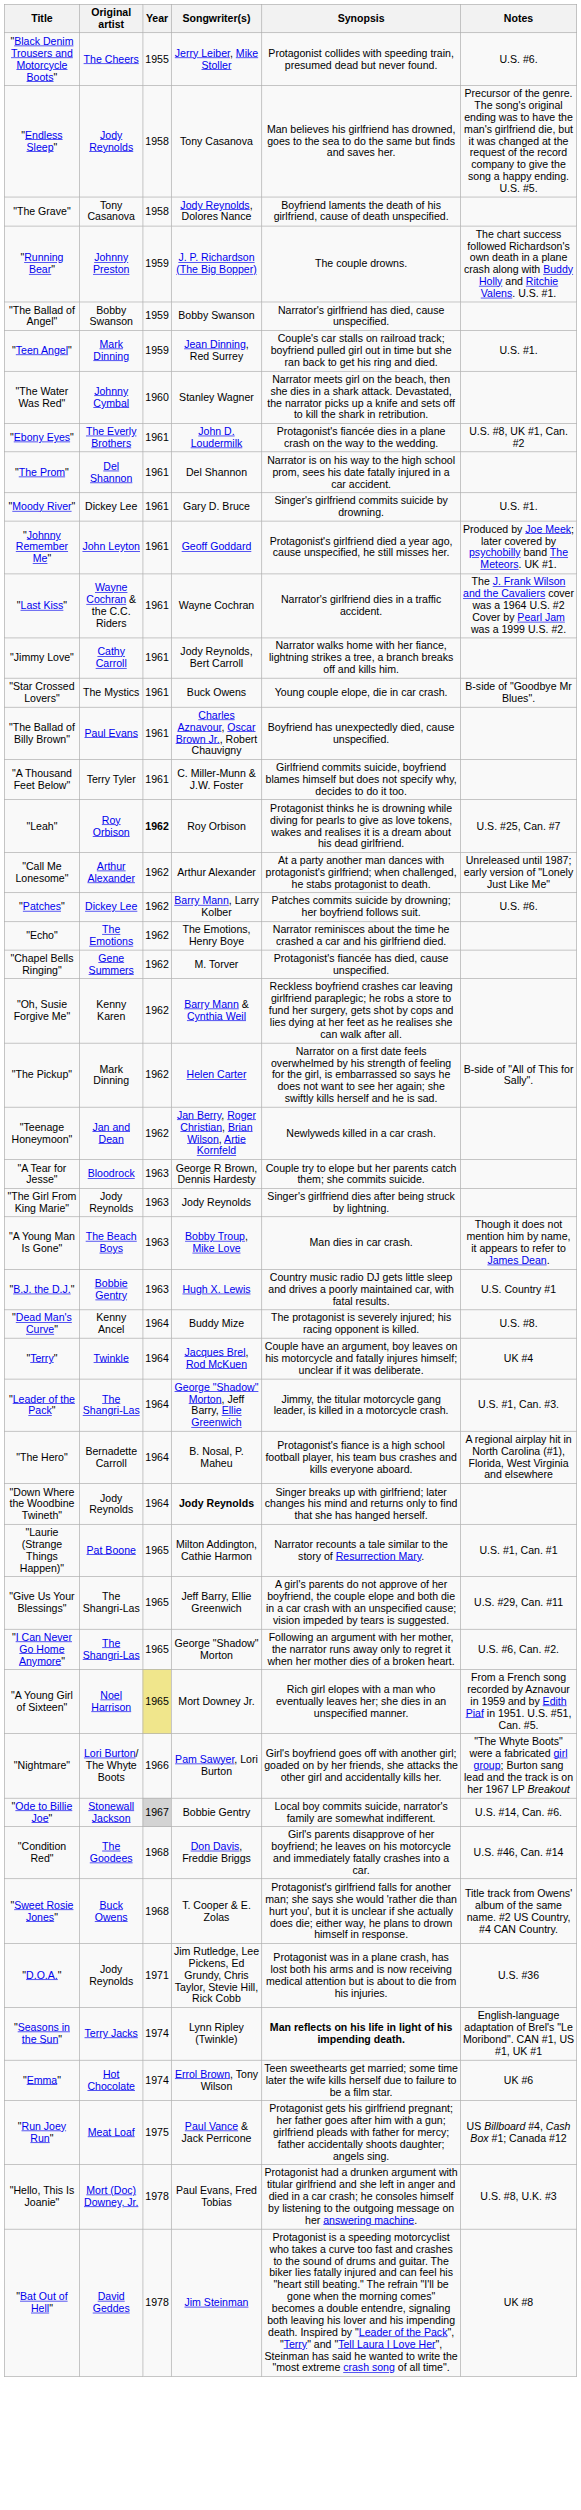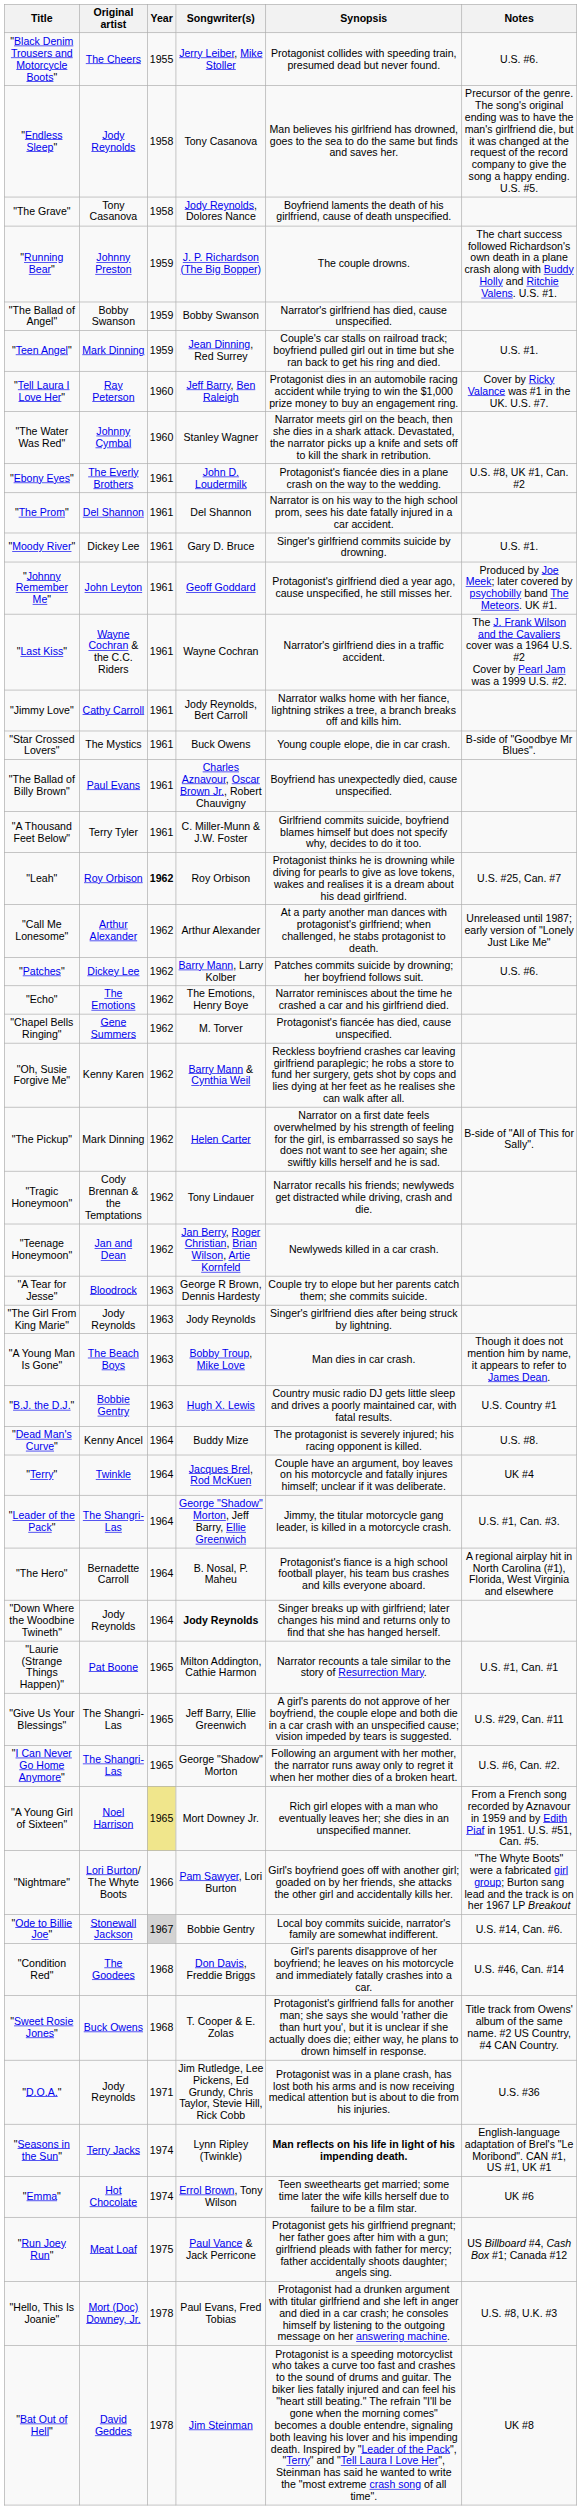+ row: (42, 391)
+ row: (42, 1197)
